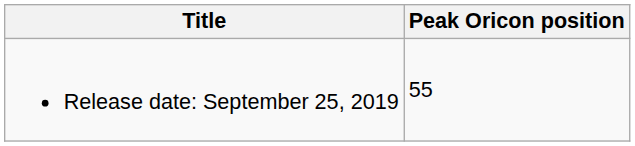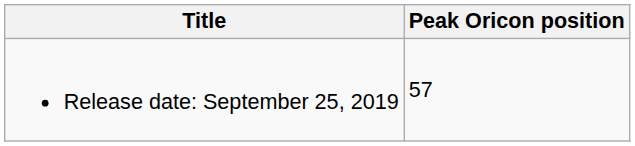(421, 89) 55 -> (421, 89) 57
